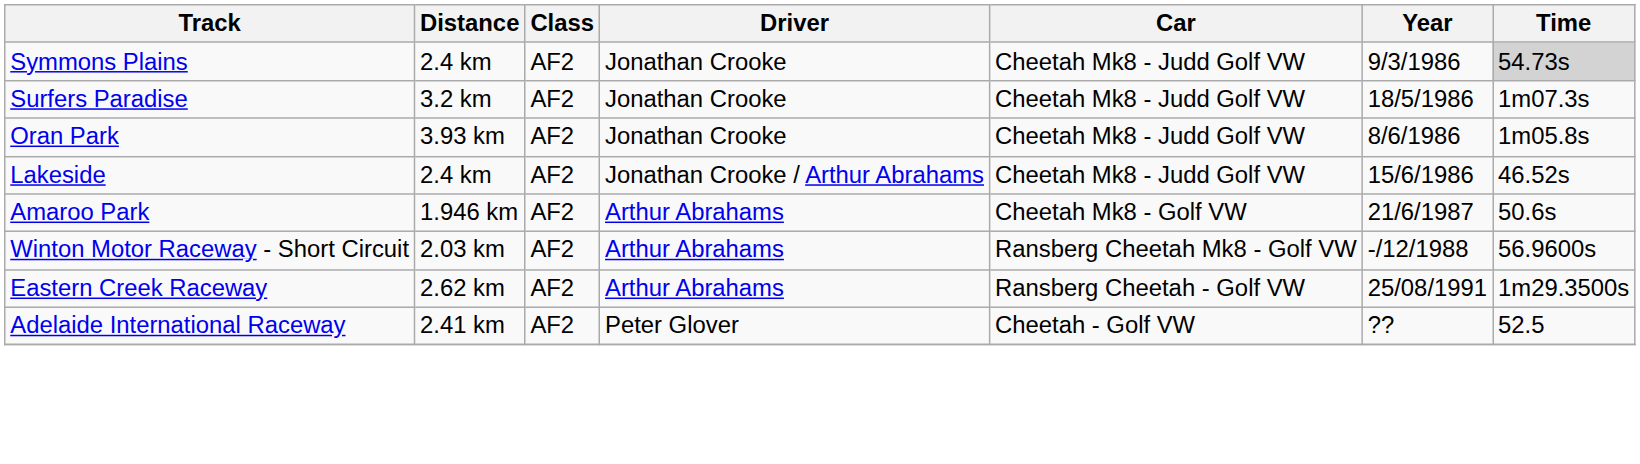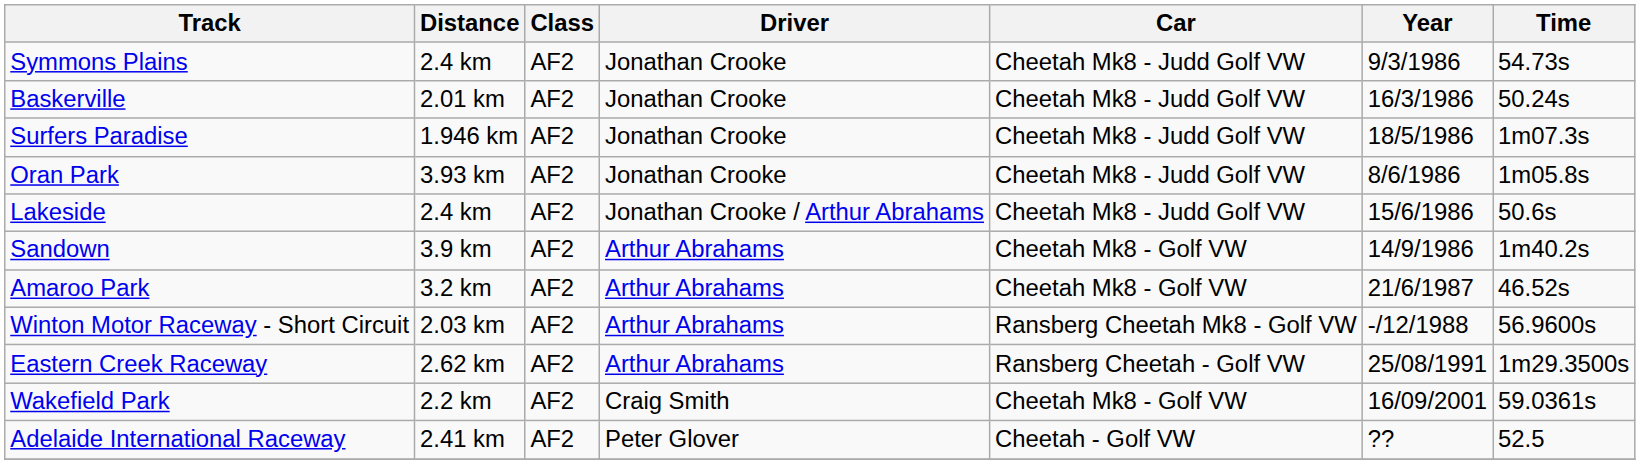(1534, 61) lightgrey background -> (1534, 61) no background
+ row: (68, 99)
(456, 99) 3.2 km -> (469, 136) 1.946 km
(1534, 174) 46.52s -> (1527, 212) 50.6s
+ row: (60, 250)
(469, 212) 1.946 km -> (456, 288) 3.2 km
(1527, 212) 50.6s -> (1534, 288) 46.52s
+ row: (90, 401)
